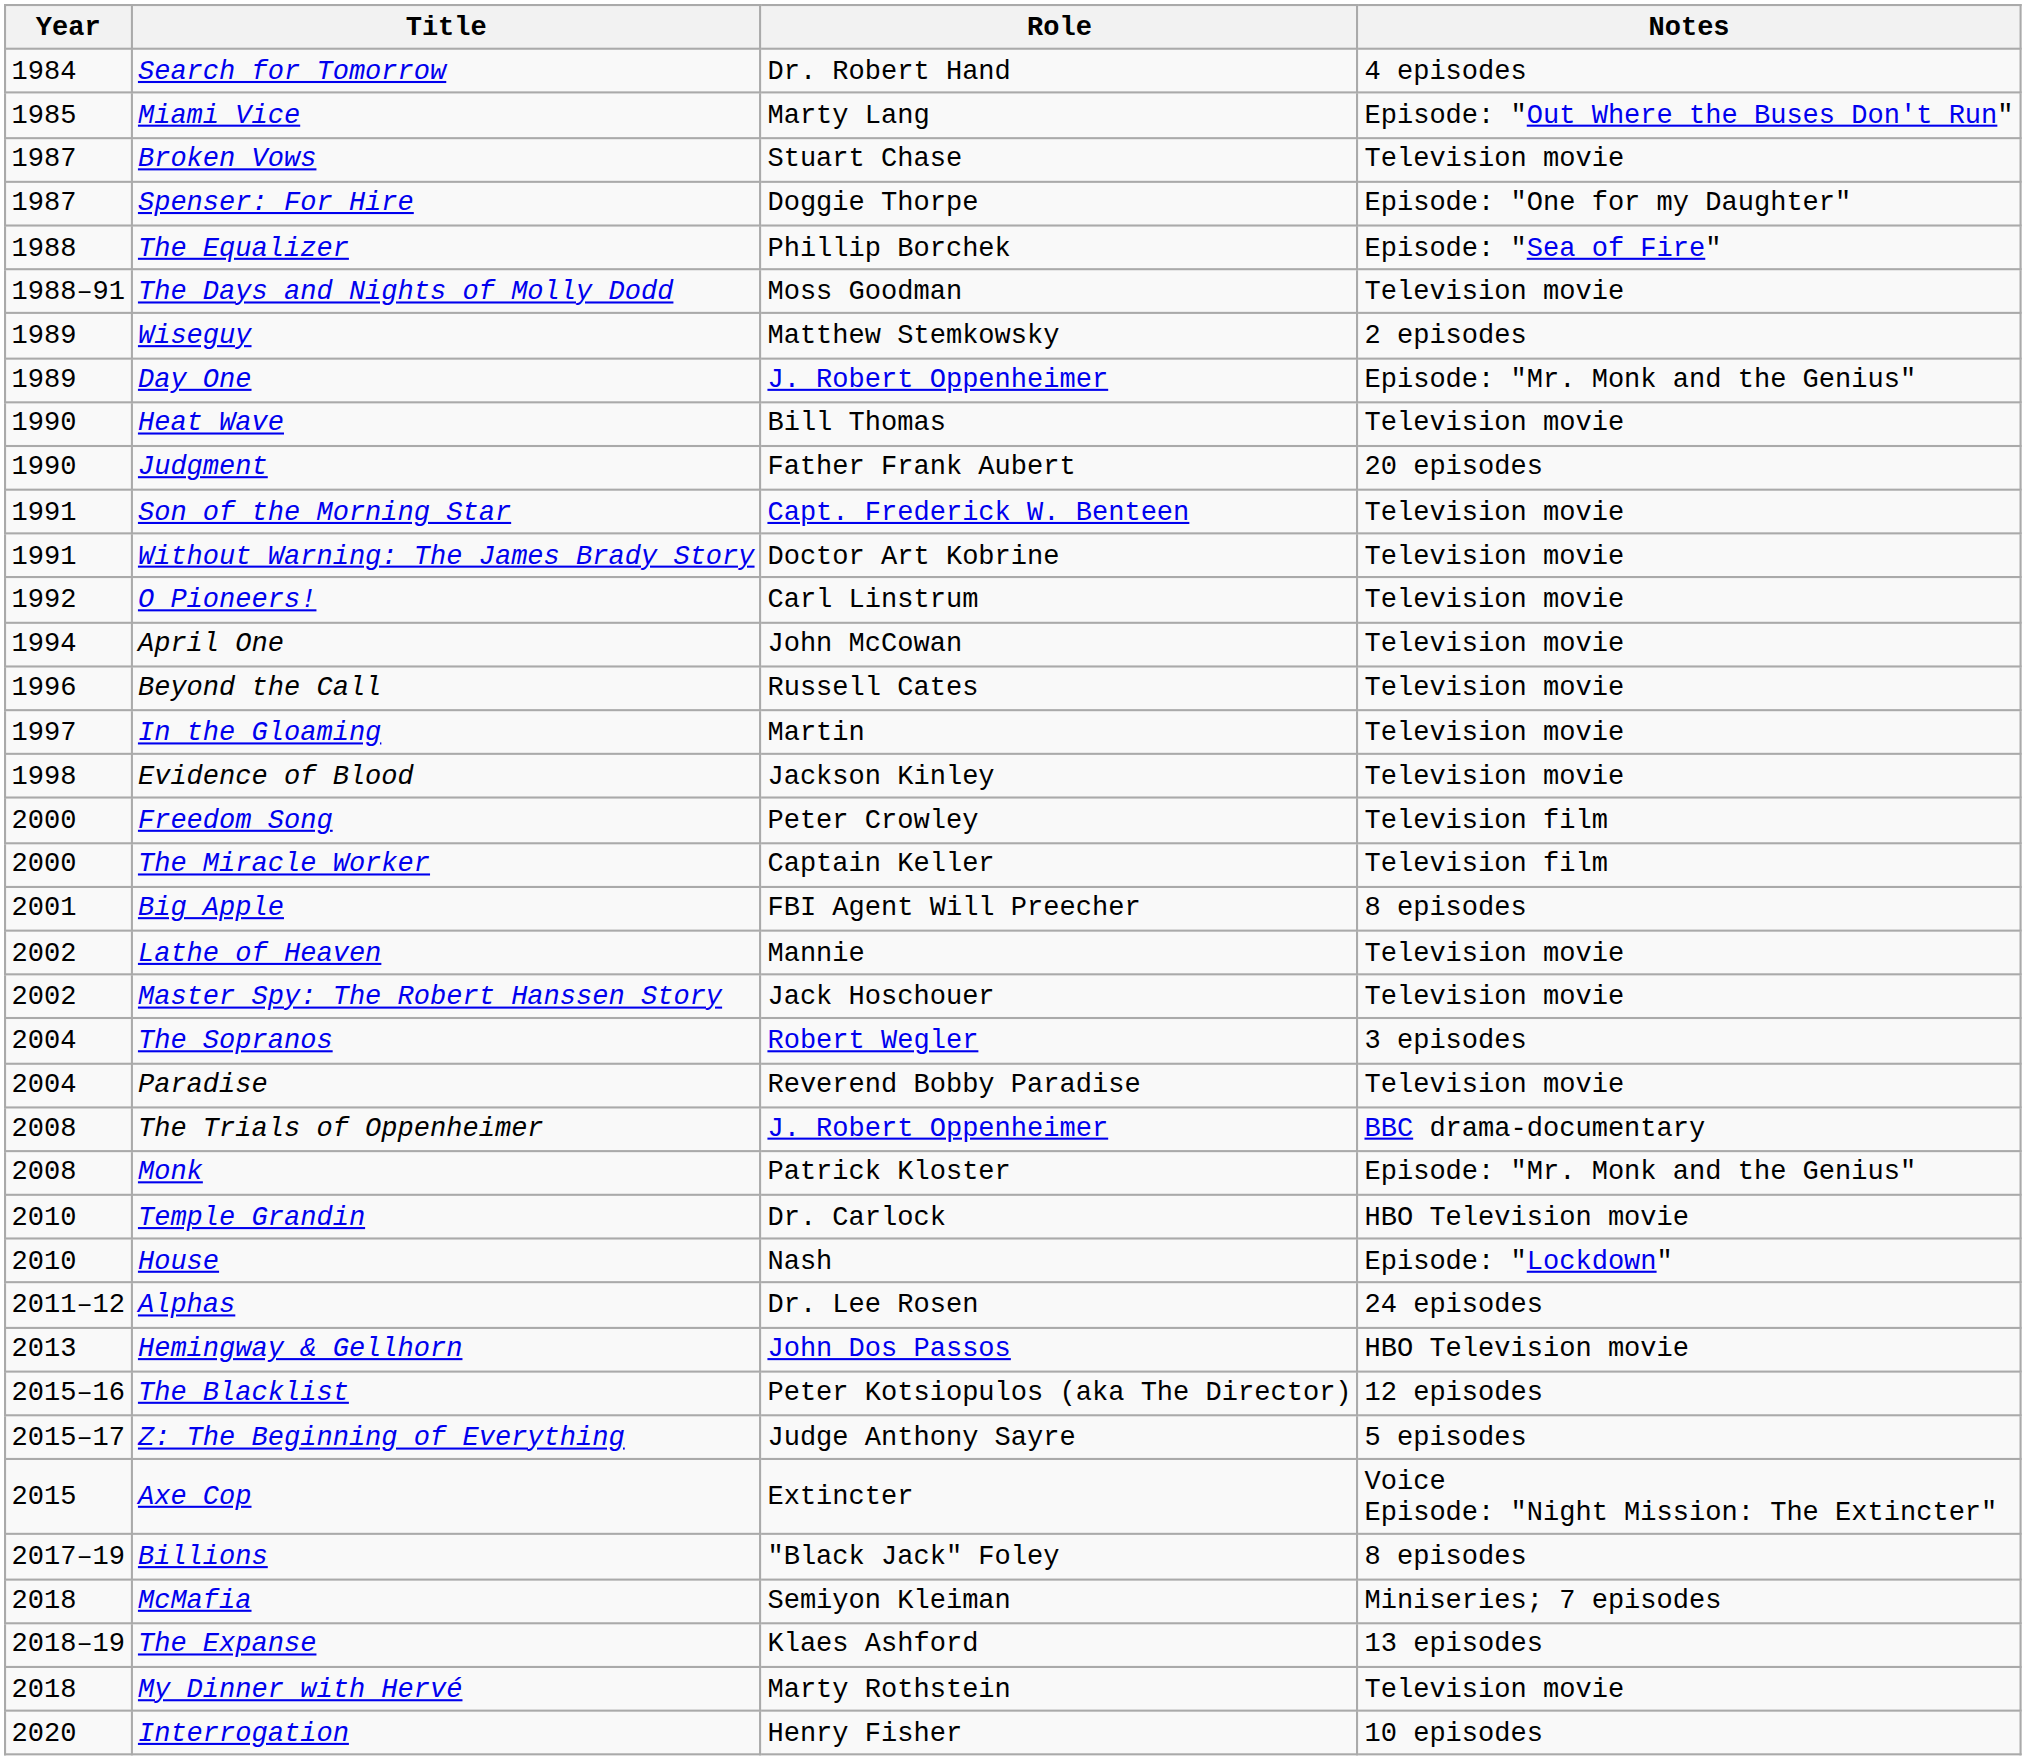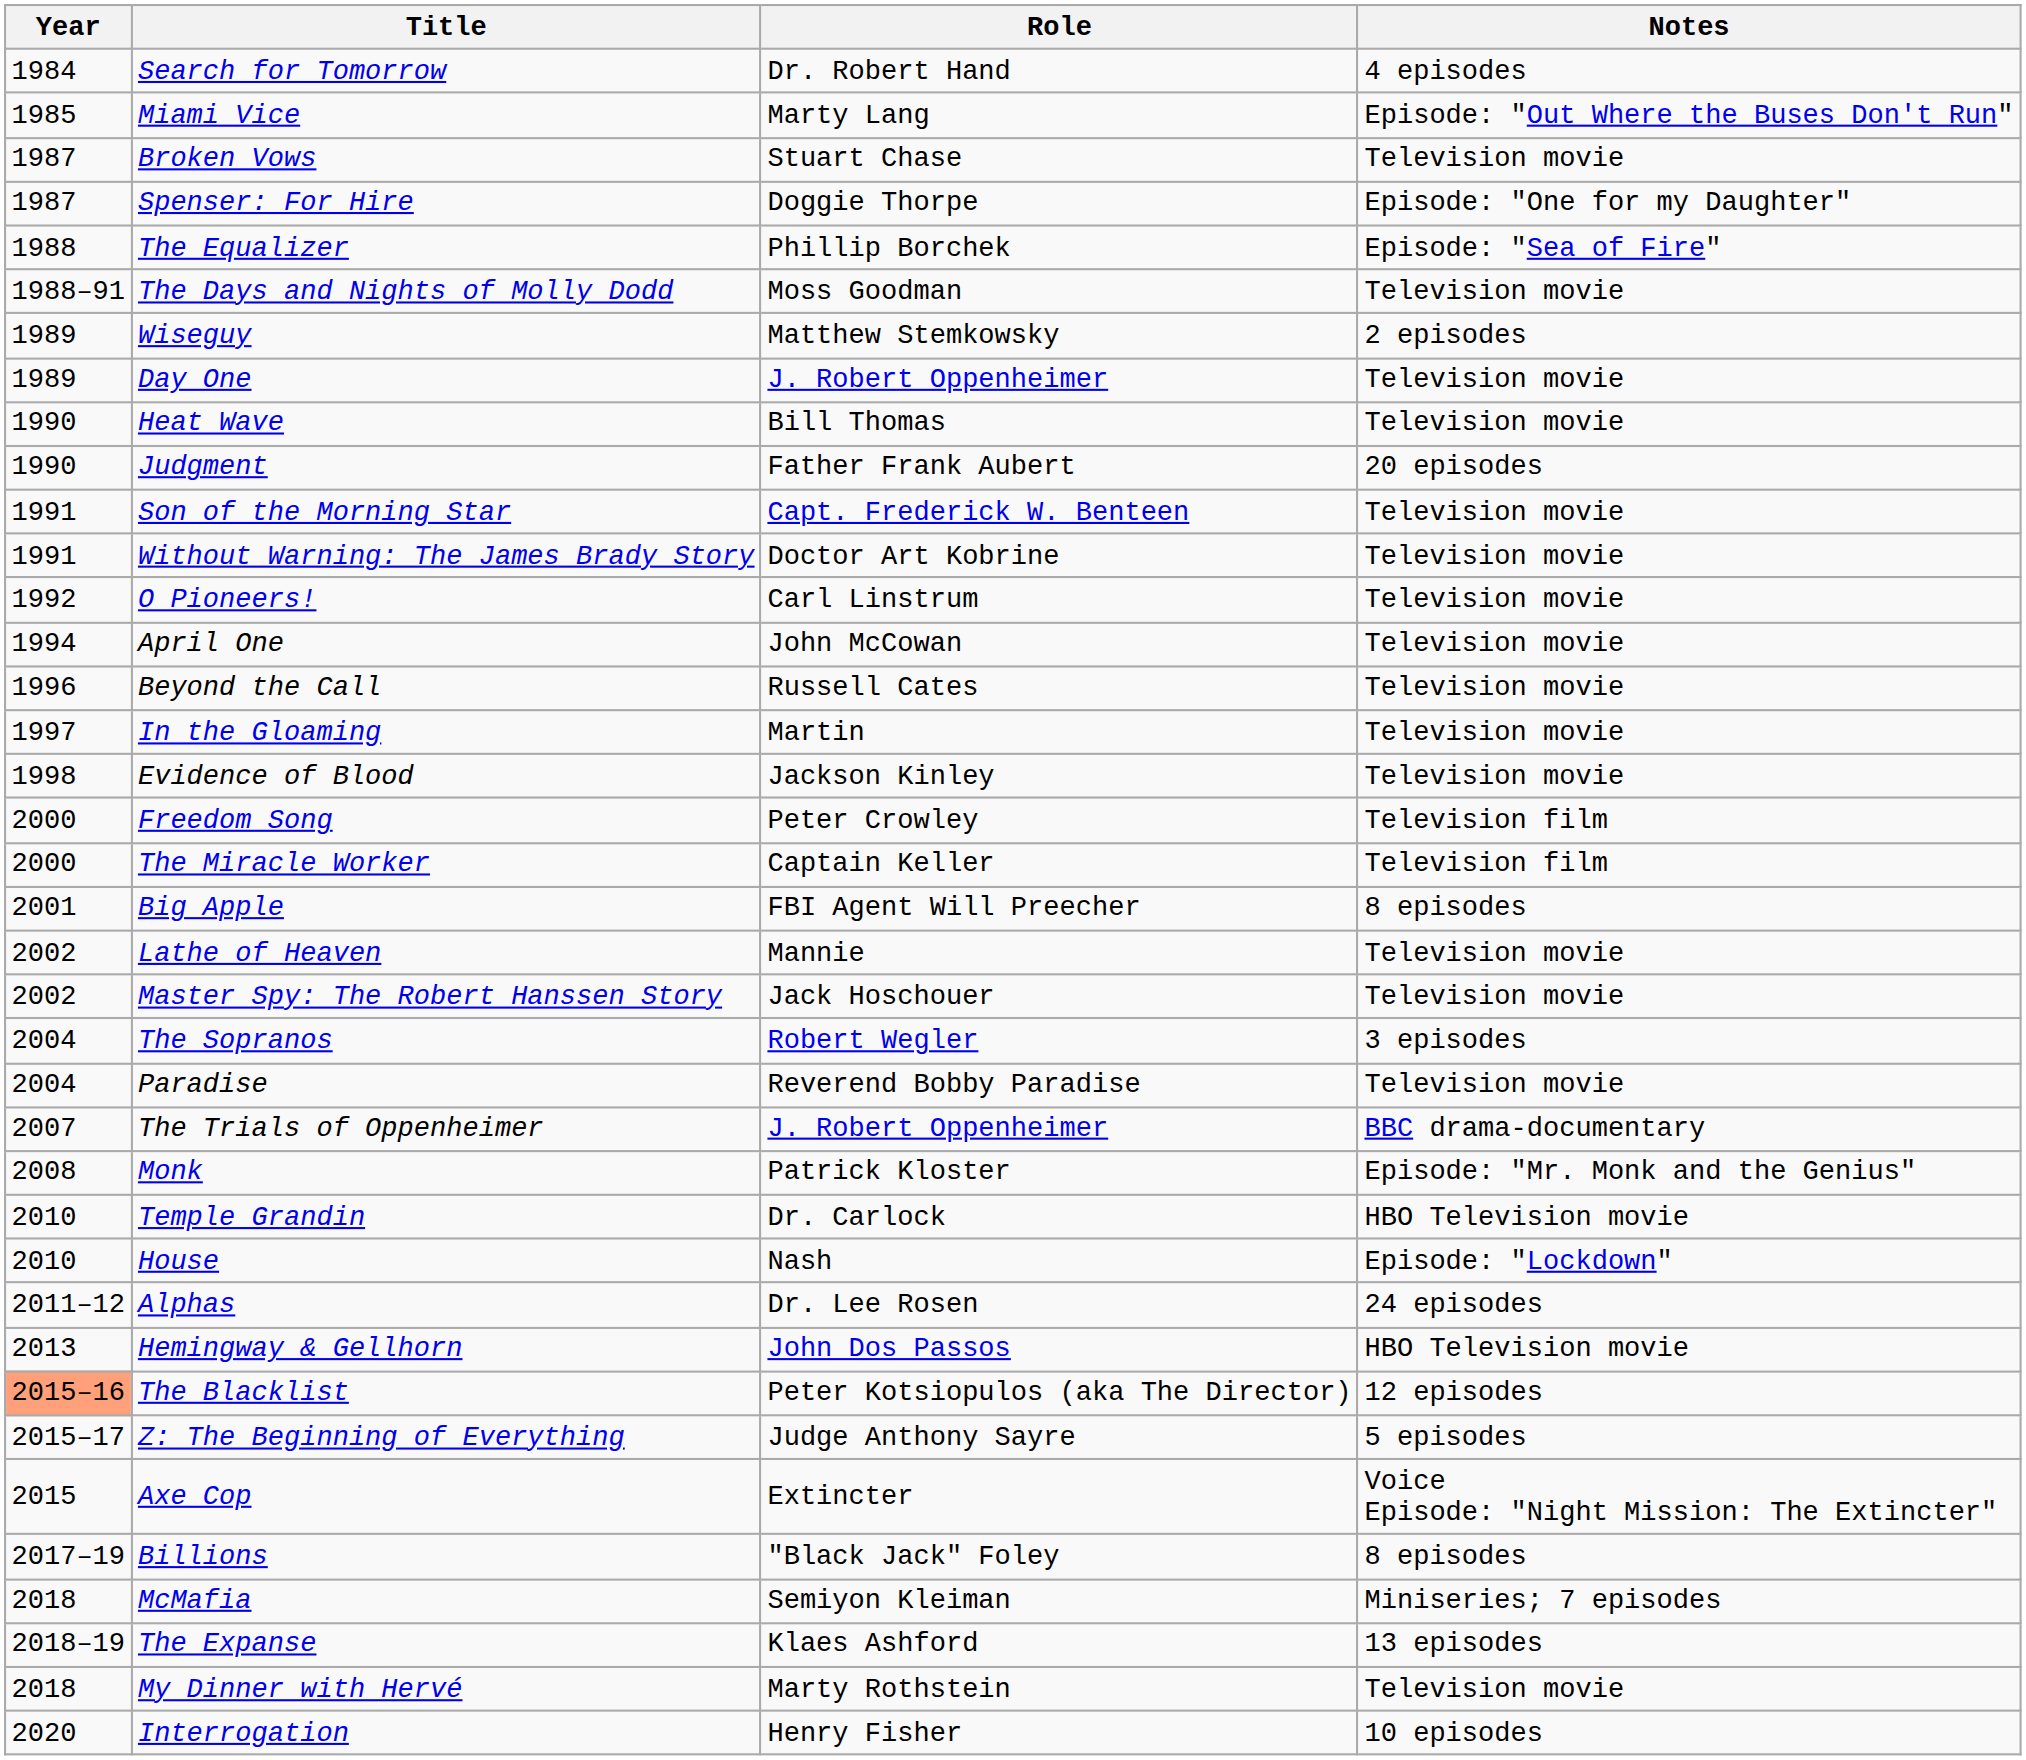(1640, 380) Episode: "Mr. Monk and the Genius" -> (1494, 380) Television movie
(44, 1129) 2008 -> (44, 1129) 2007
(68, 1393) no background -> (68, 1393) lightsalmon background
